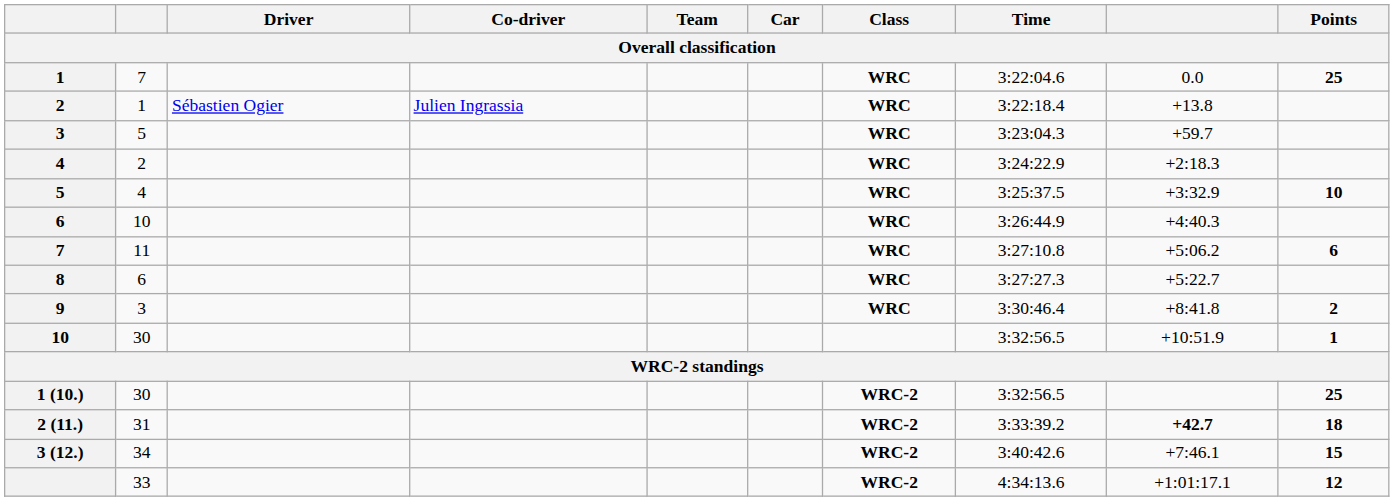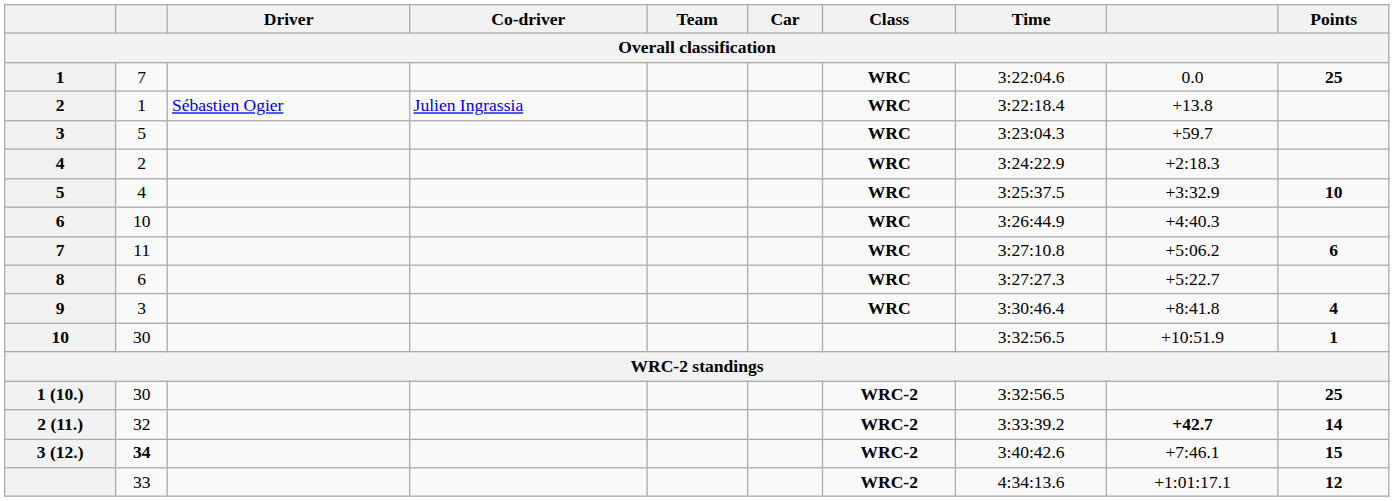(1334, 308) 2 -> (1334, 308) 4
(142, 423) 31 -> (142, 423) 32
(1334, 423) 18 -> (1334, 423) 14
(142, 452) normal -> (142, 452) bold
